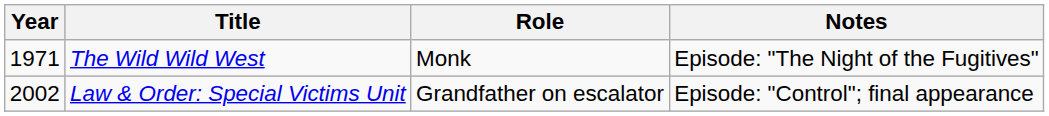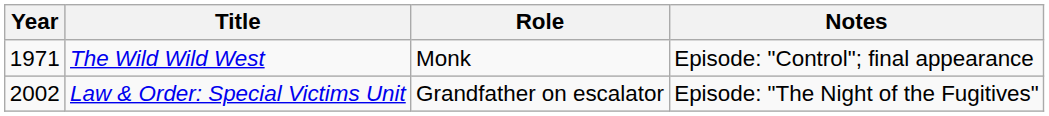(856, 57) Episode: "The Night of the Fugitives" -> (854, 57) Episode: "Control"; final appearance
(854, 93) Episode: "Control"; final appearance -> (856, 93) Episode: "The Night of the Fugitives"
